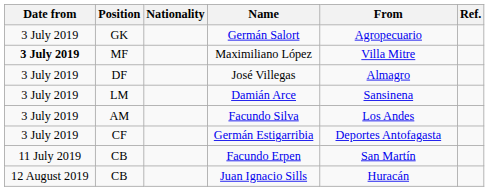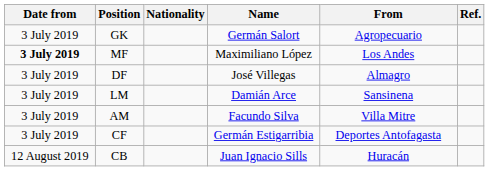(388, 55) Villa Mitre -> (388, 55) Los Andes
(388, 115) Los Andes -> (388, 115) Villa Mitre
- row: (264, 156)
